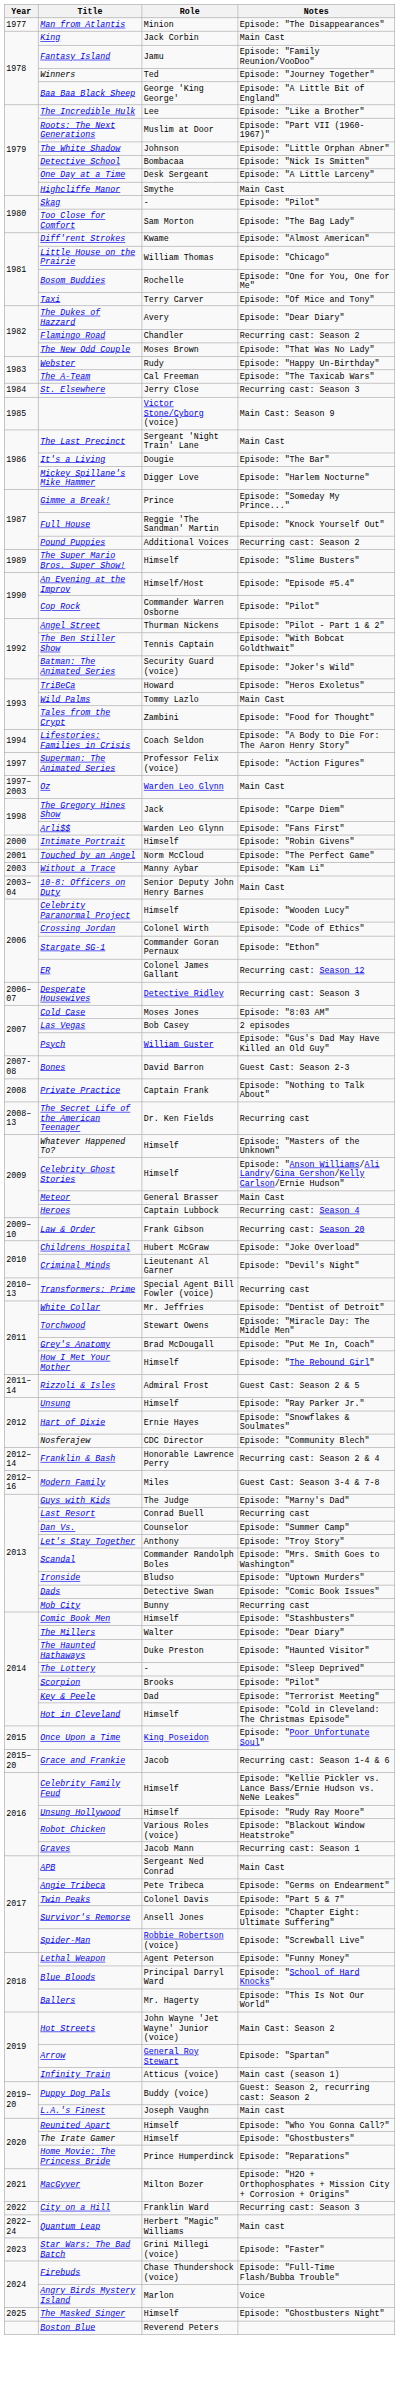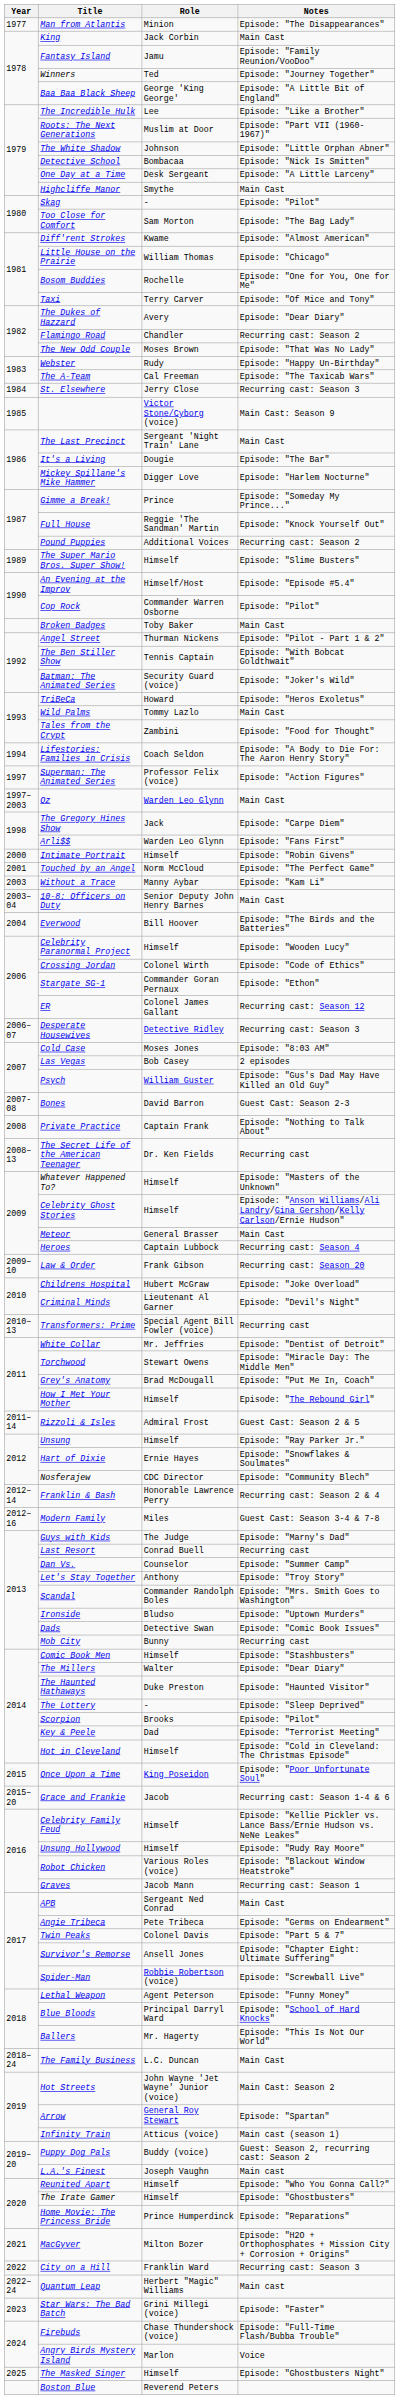+ row: (73, 626)
+ row: (60, 924)
+ row: (88, 2060)
